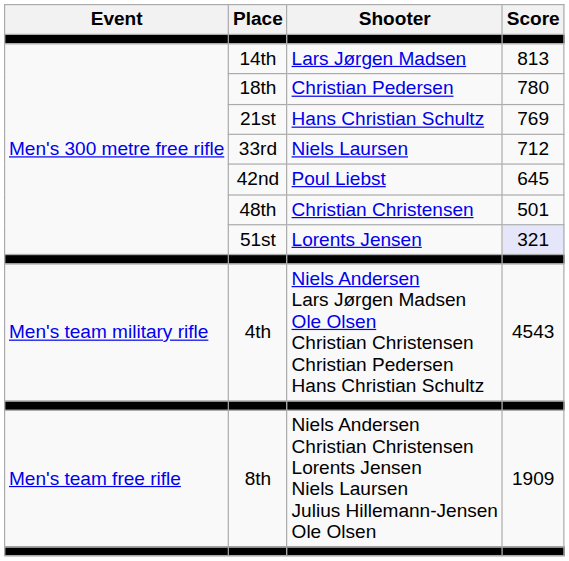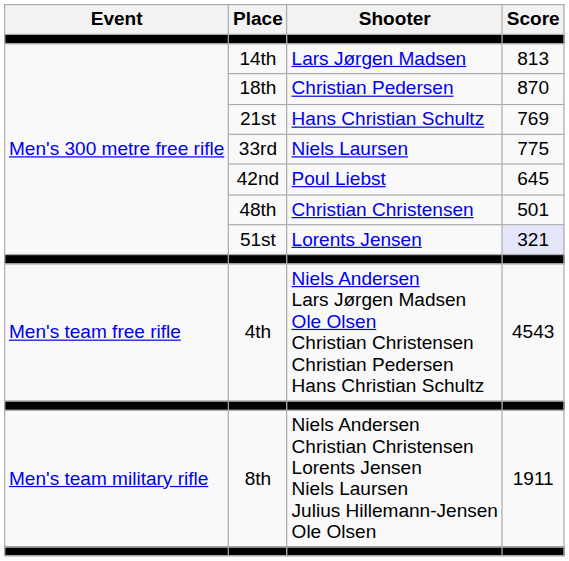(533, 88) 780 -> (533, 88) 870
(533, 149) 712 -> (533, 149) 775
(109, 332) Men's team military rifle -> (95, 332) Men's team free rifle
(95, 478) Men's team free rifle -> (109, 478) Men's team military rifle
(533, 478) 1909 -> (533, 478) 1911
